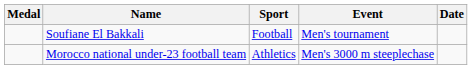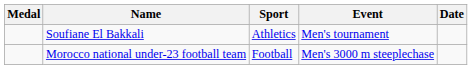(272, 34) Football -> (274, 34) Athletics
(274, 54) Athletics -> (272, 54) Football
